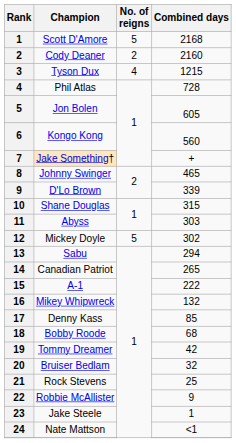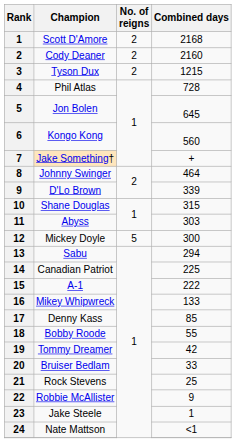(134, 39) 5 -> (134, 39) 2
(134, 71) 4 -> (134, 71) 2
(191, 115) 605 -> (191, 115) 645
(191, 174) 465 -> (191, 174) 464
(191, 238) 302 -> (191, 238) 300
(191, 270) 265 -> (191, 270) 225
(191, 302) 132 -> (191, 302) 133
(191, 334) 68 -> (191, 334) 55
(191, 366) 32 -> (191, 366) 33
